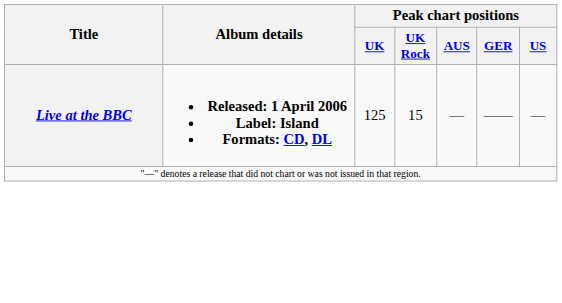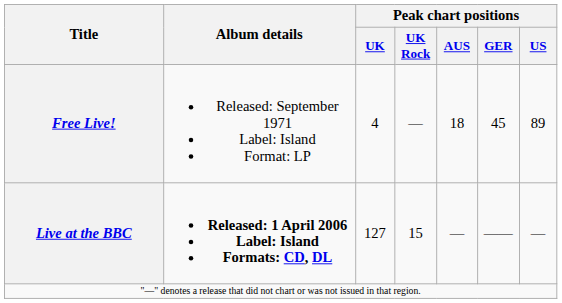+ row: (84, 123)
(375, 115) 125 -> (375, 233) 127
